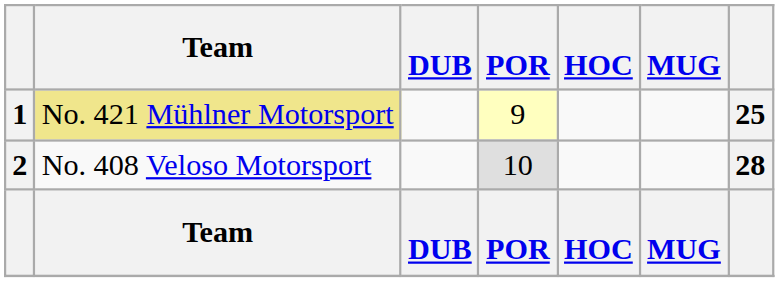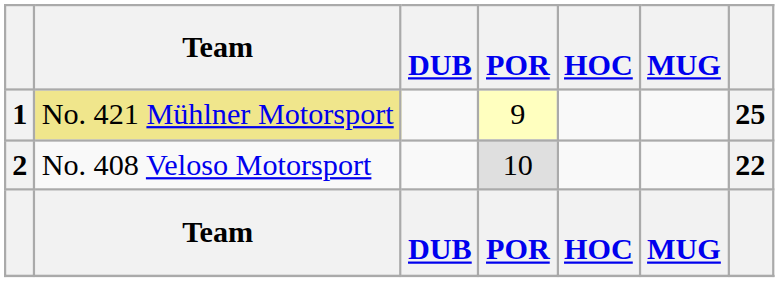(750, 164) 28 -> (750, 164) 22
